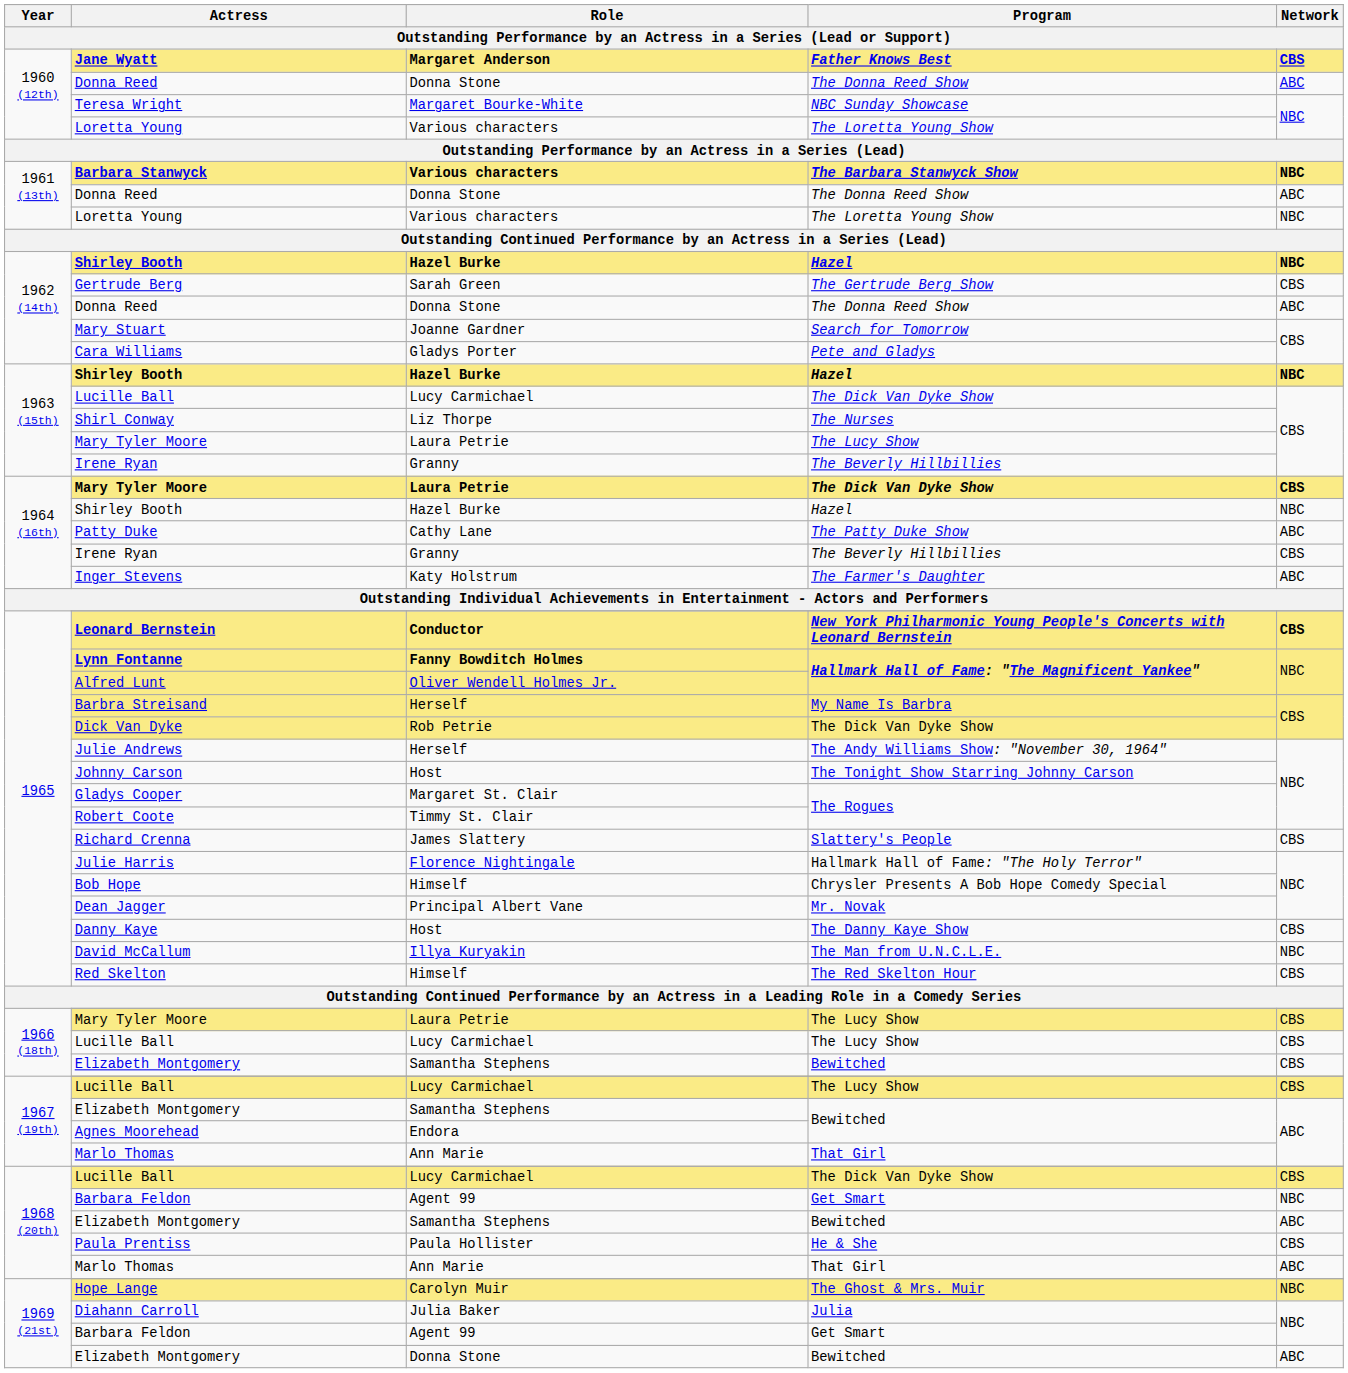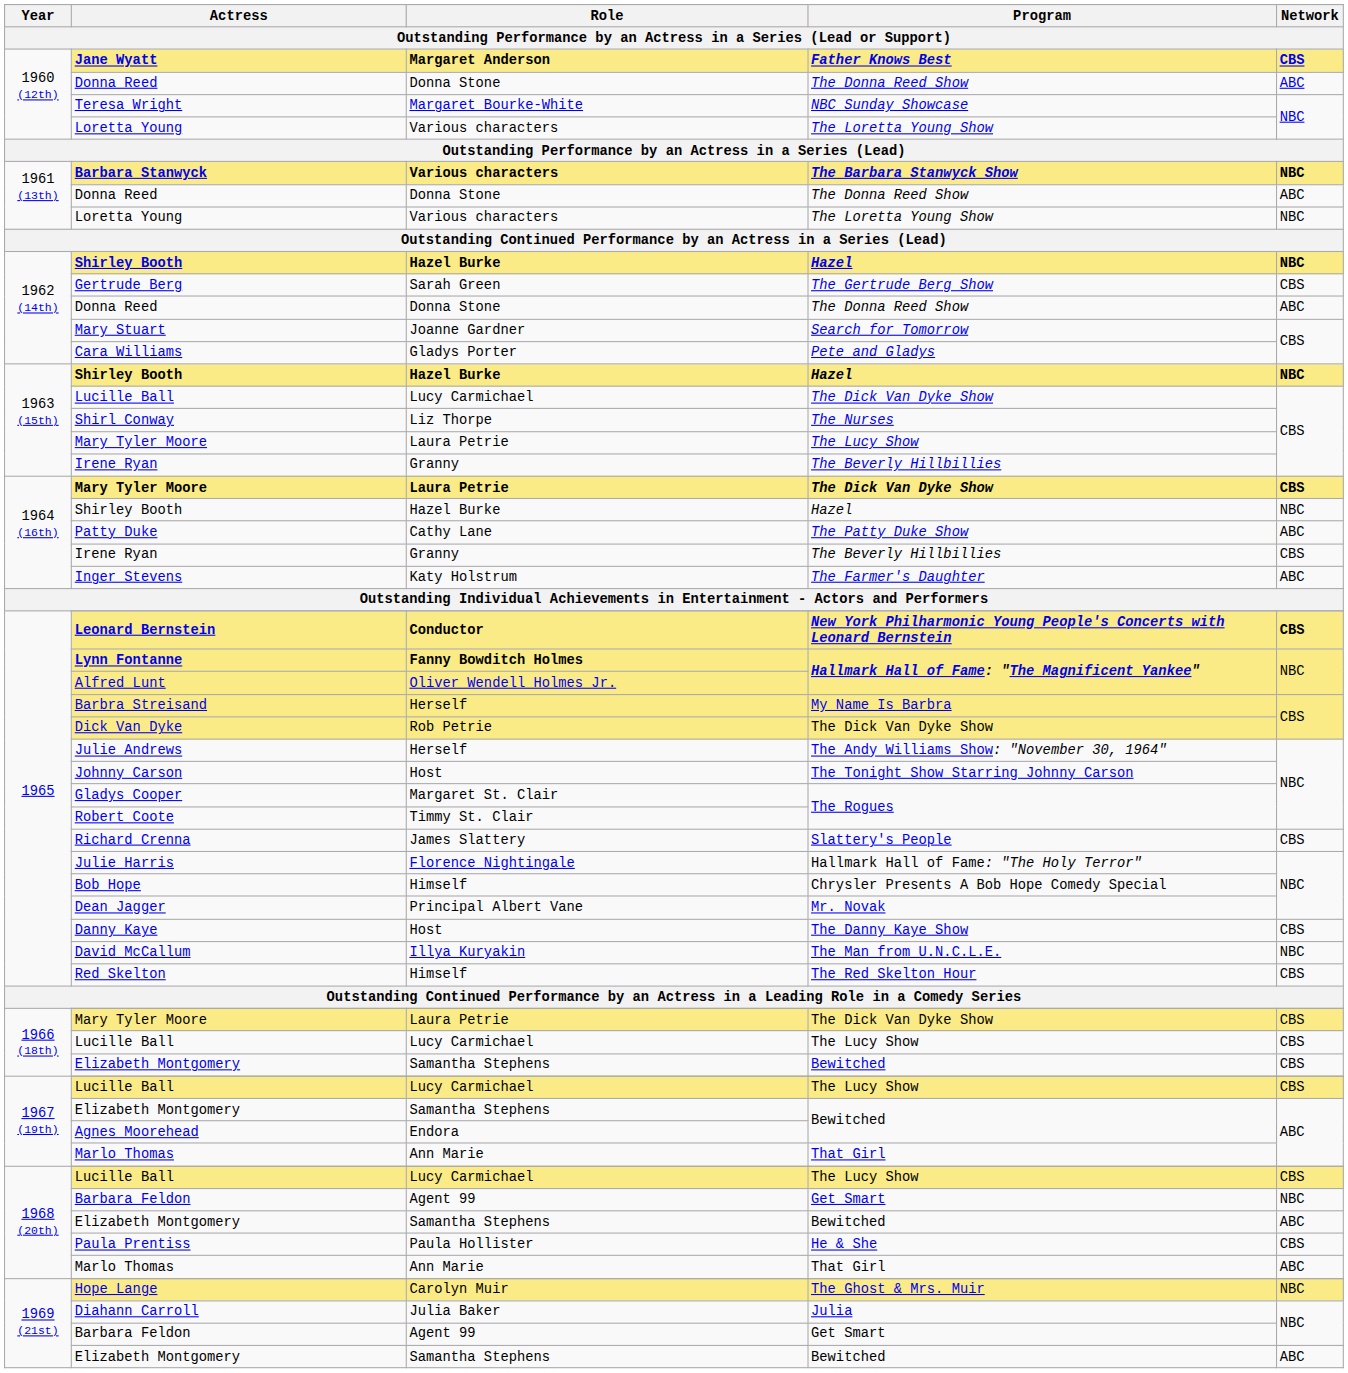(865, 1020) The Lucy Show -> (902, 1020) The Dick Van Dyke Show
(902, 1177) The Dick Van Dyke Show -> (865, 1177) The Lucy Show
(455, 1357) Donna Stone -> (480, 1357) Samantha Stephens
